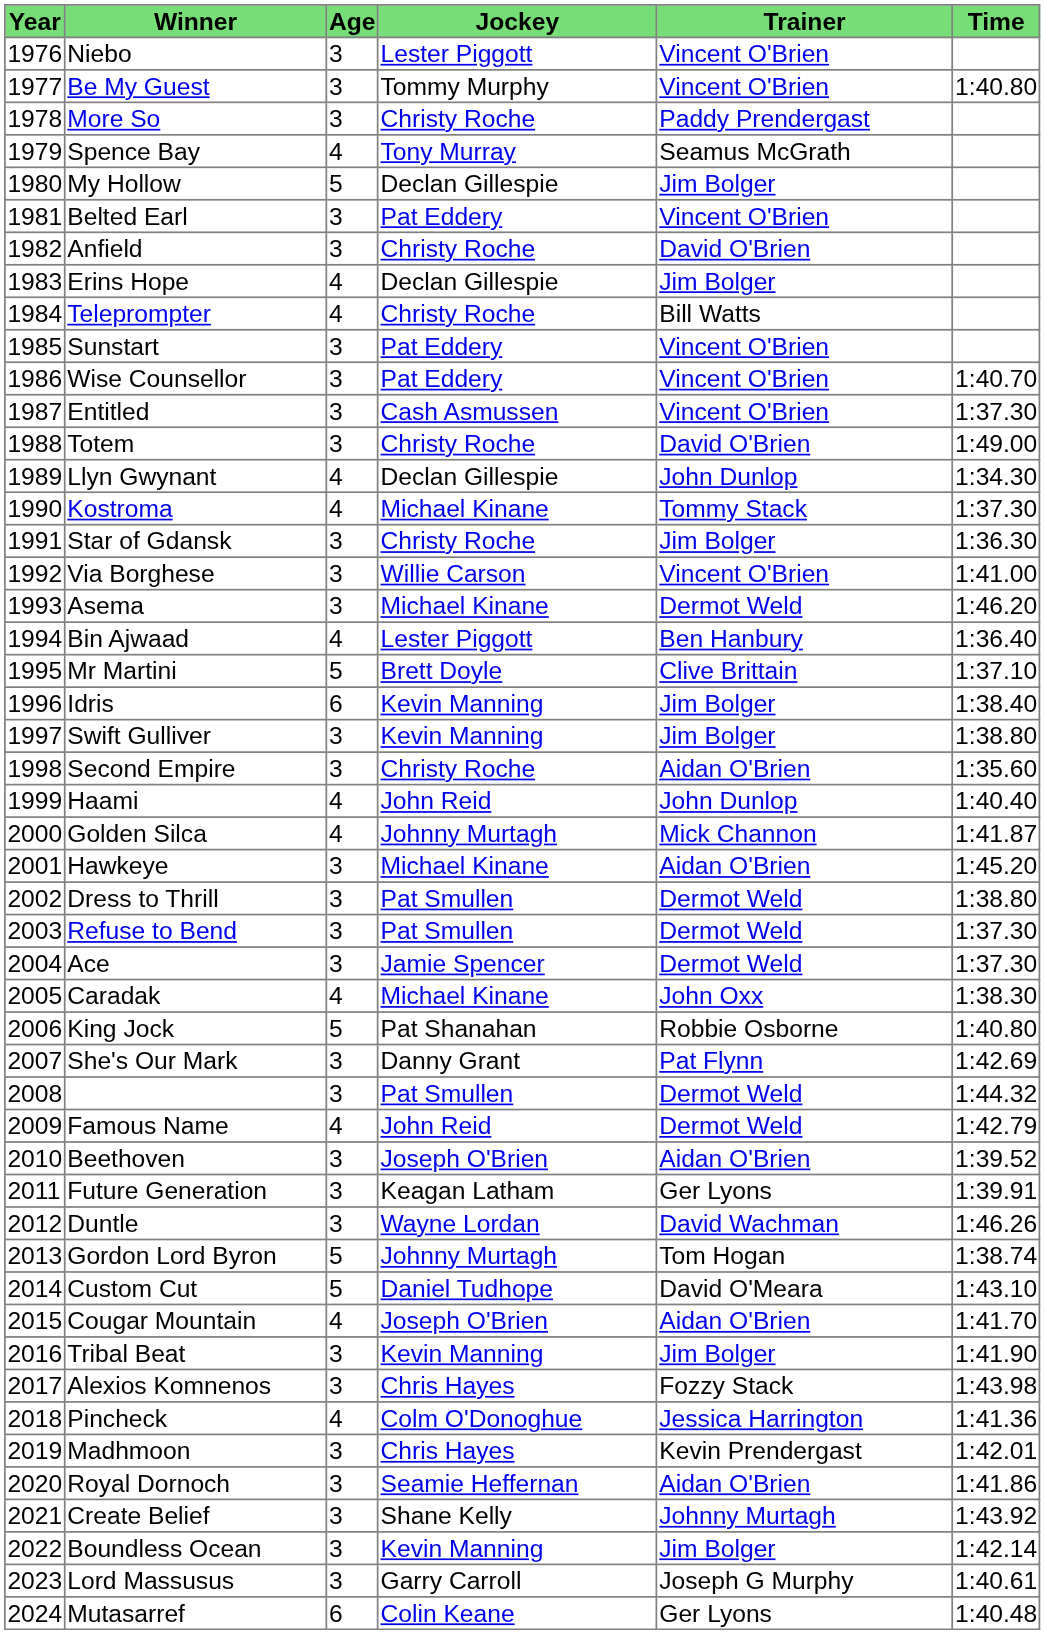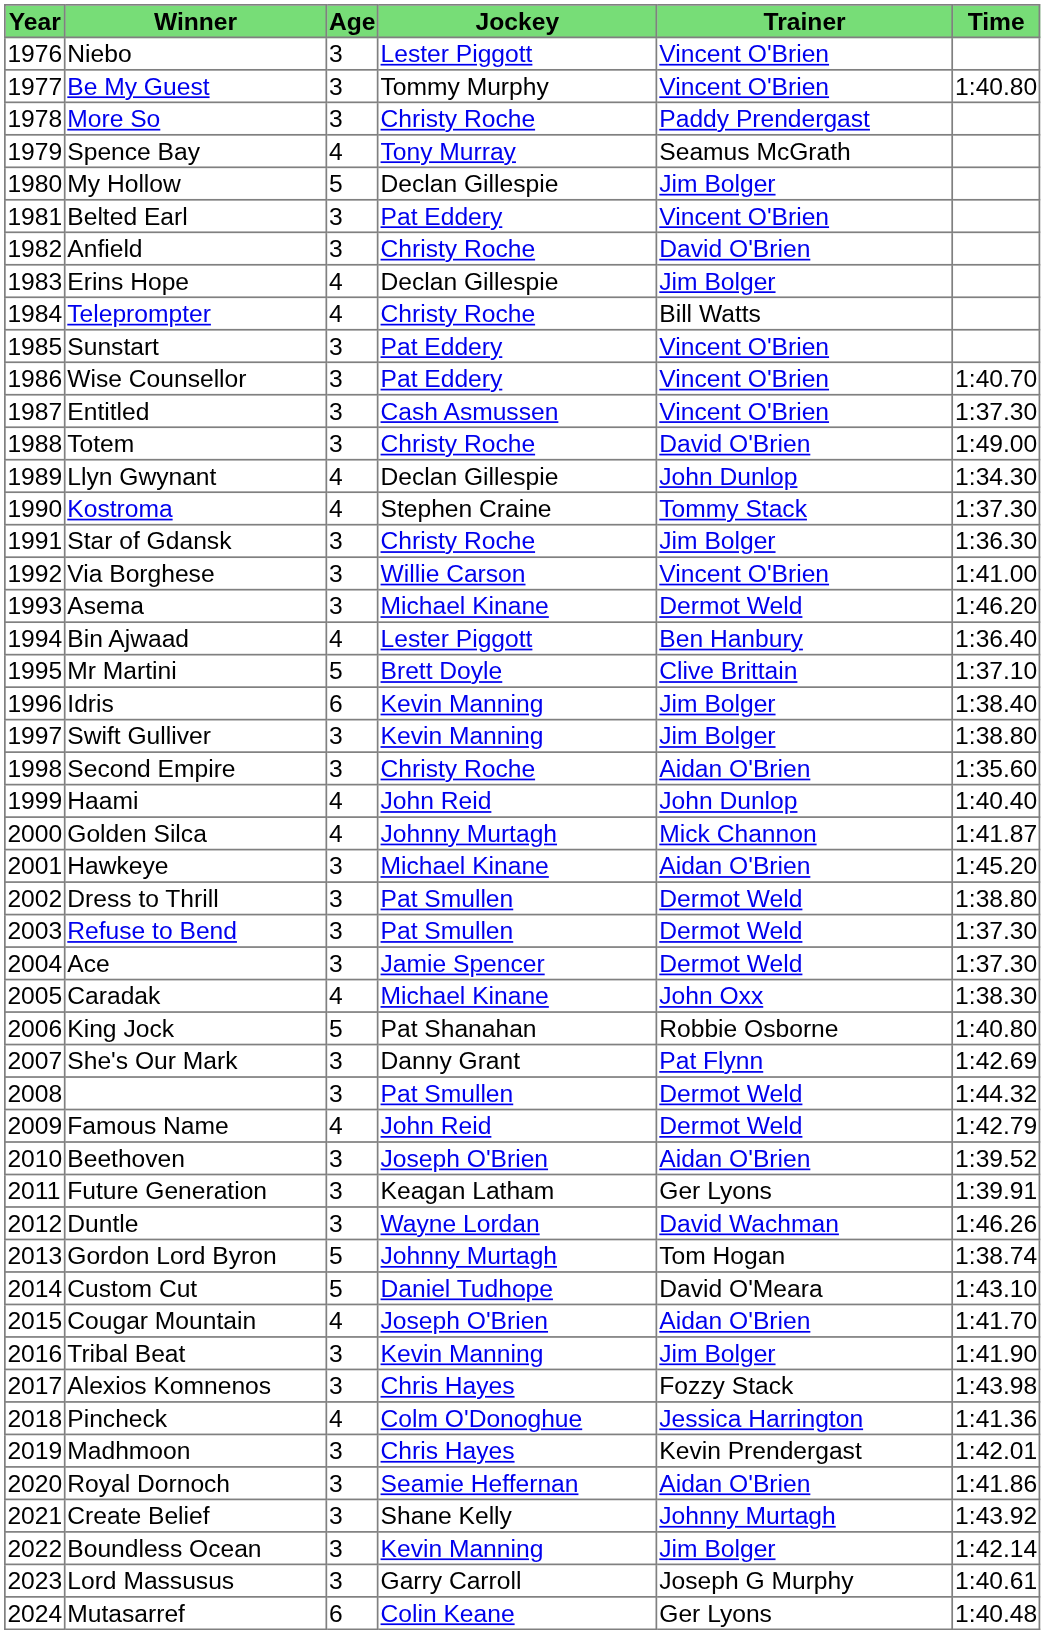(465, 508) Michael Kinane -> (466, 508) Stephen Craine
